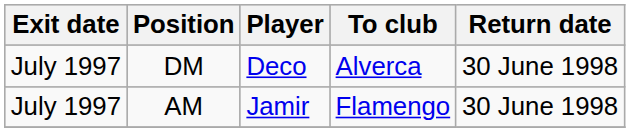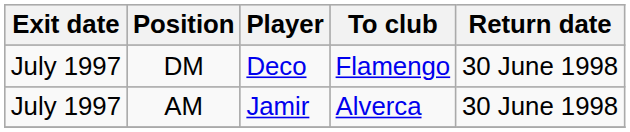(379, 65) Alverca -> (393, 65) Flamengo
(393, 106) Flamengo -> (379, 106) Alverca
